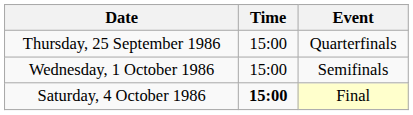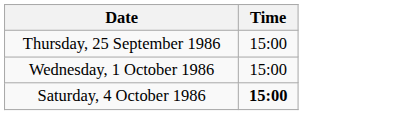- column: (353, 17)
